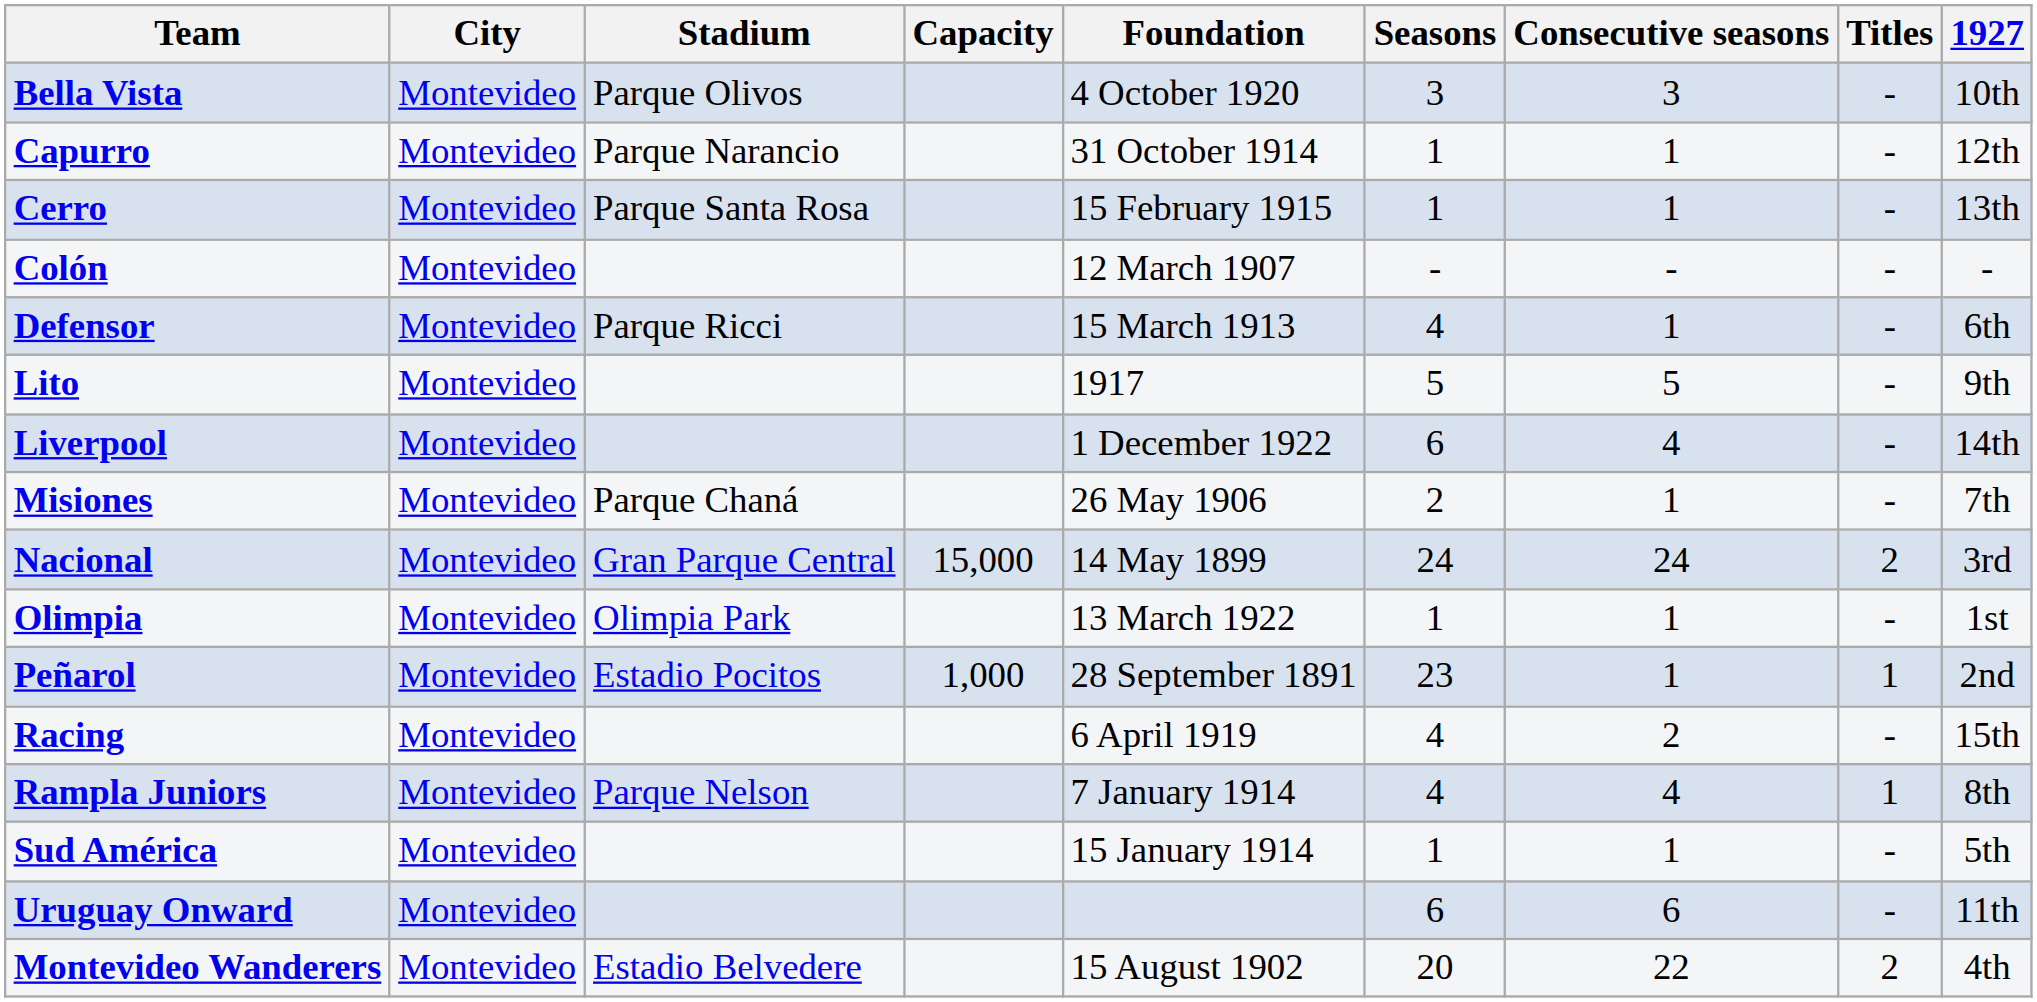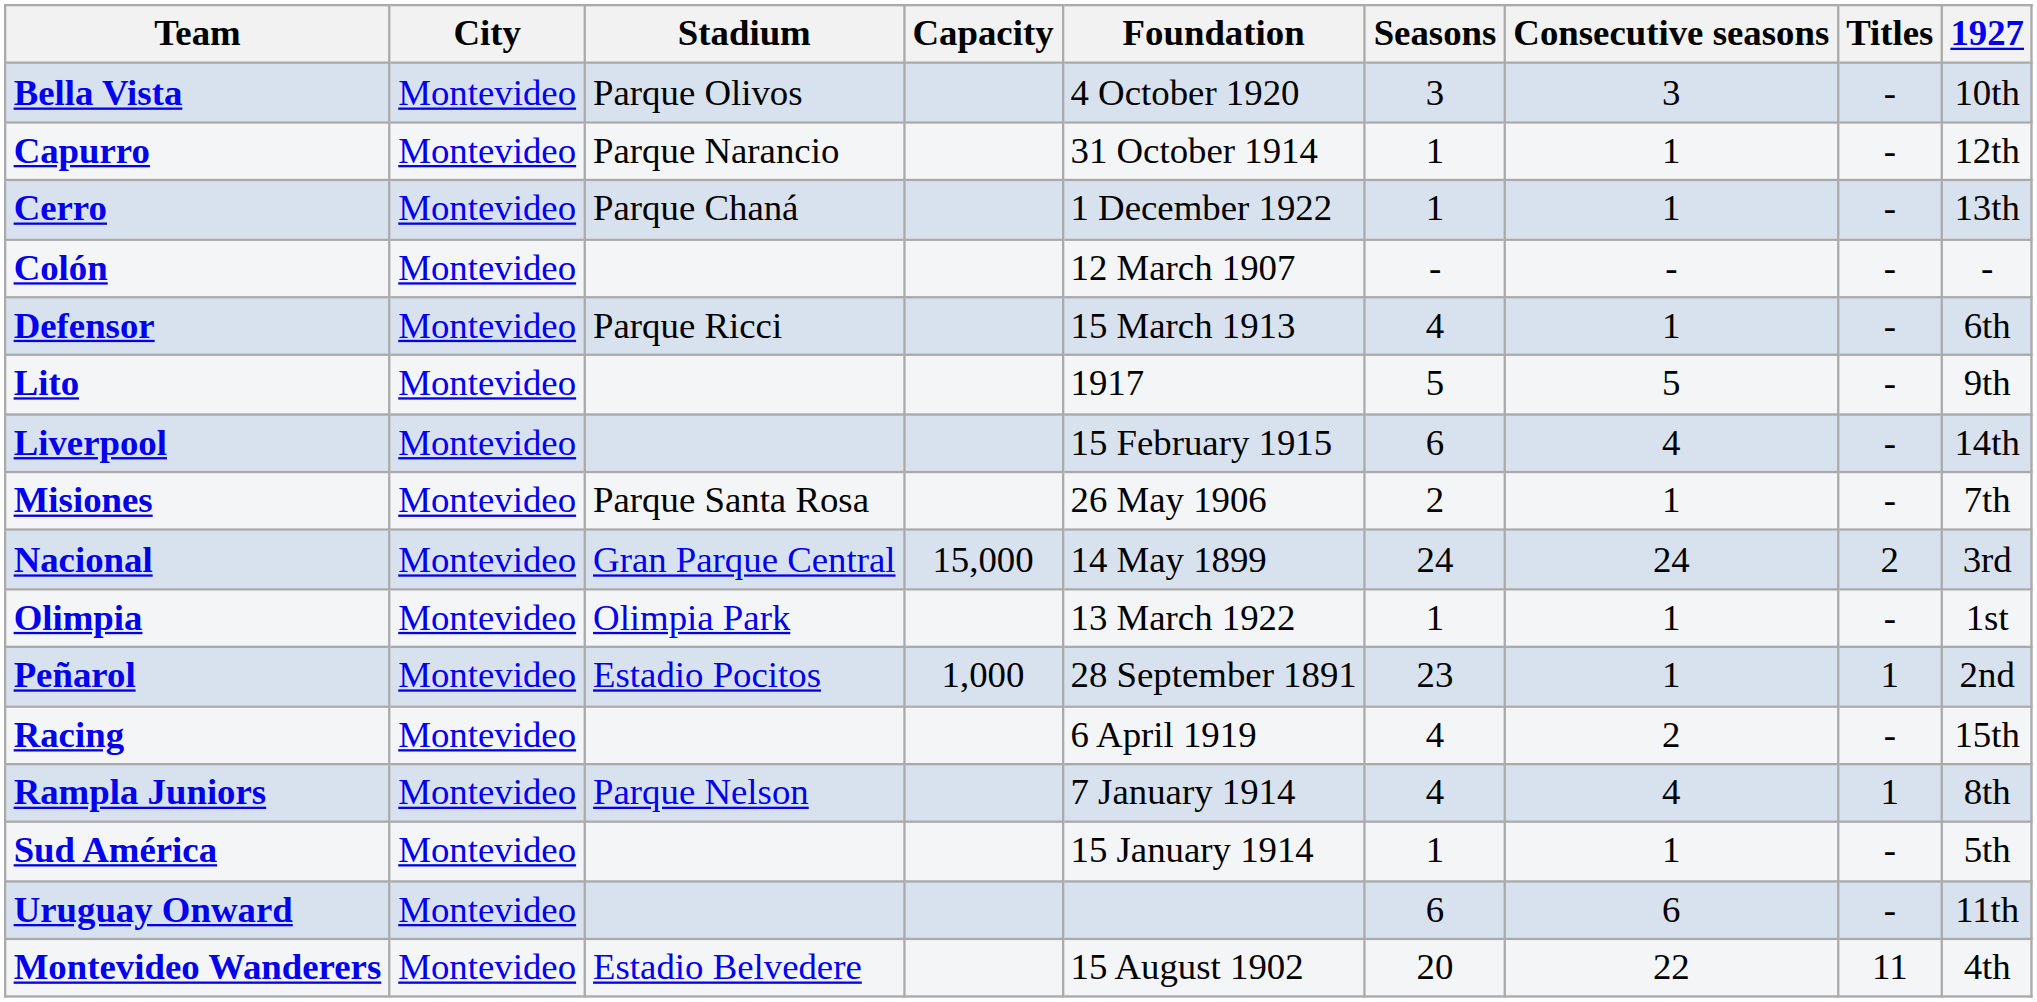(731, 208) Parque Santa Rosa -> (696, 208) Parque Chaná
(1201, 208) 15 February 1915 -> (1201, 208) 1 December 1922
(1201, 442) 1 December 1922 -> (1201, 442) 15 February 1915
(696, 500) Parque Chaná -> (731, 500) Parque Santa Rosa
(1890, 967) 2 -> (1890, 967) 11
